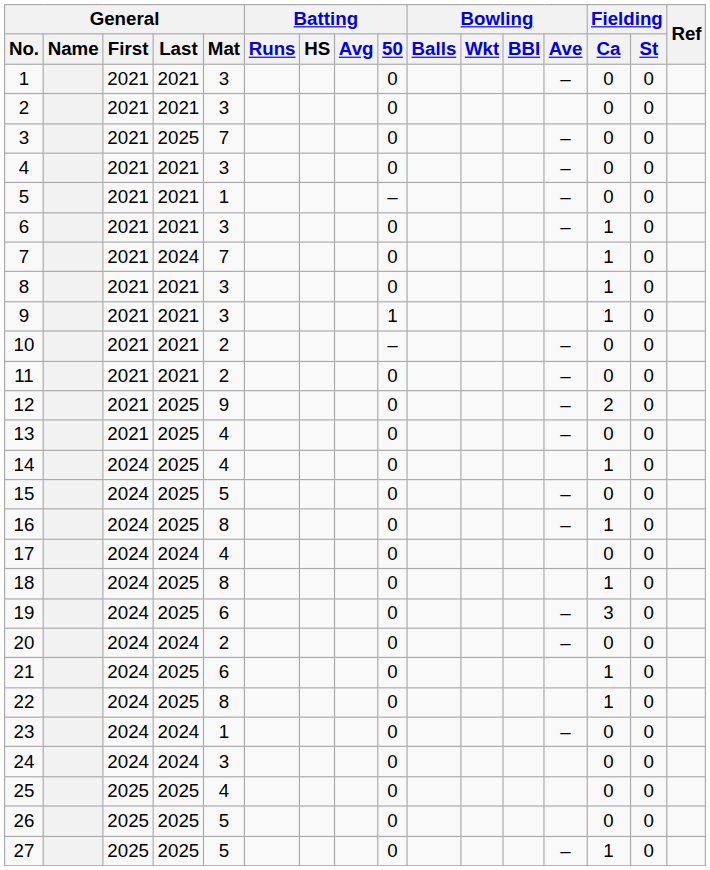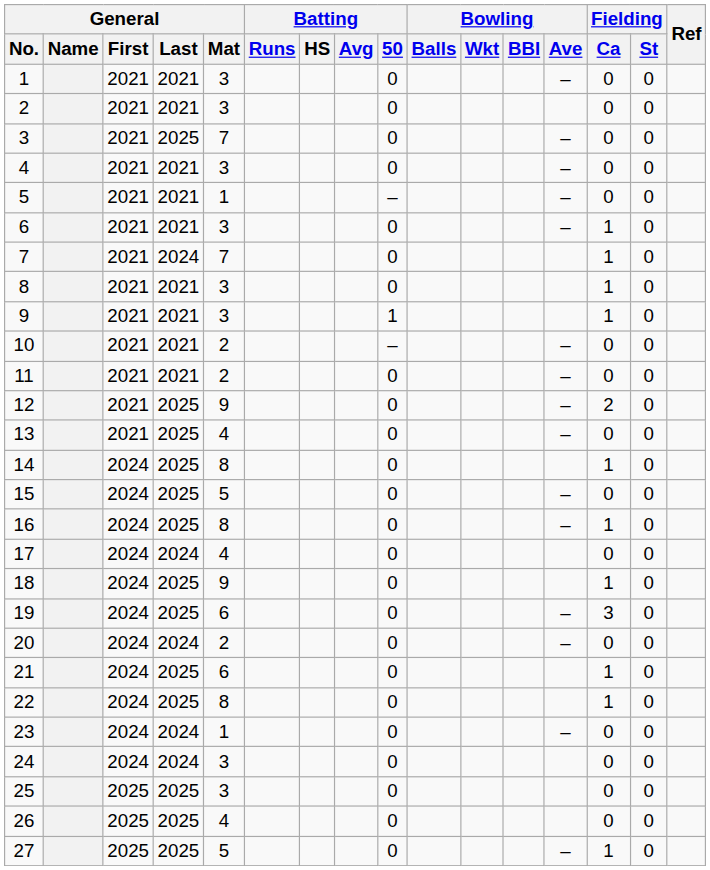(224, 464) 4 -> (224, 464) 8
(224, 583) 8 -> (224, 583) 9
(224, 791) 4 -> (224, 791) 3
(224, 820) 5 -> (224, 820) 4
